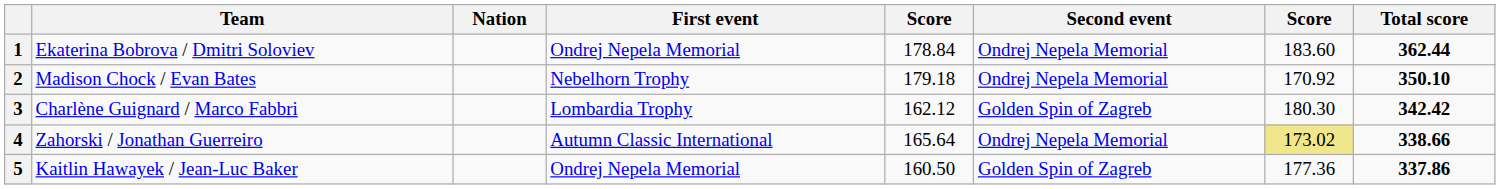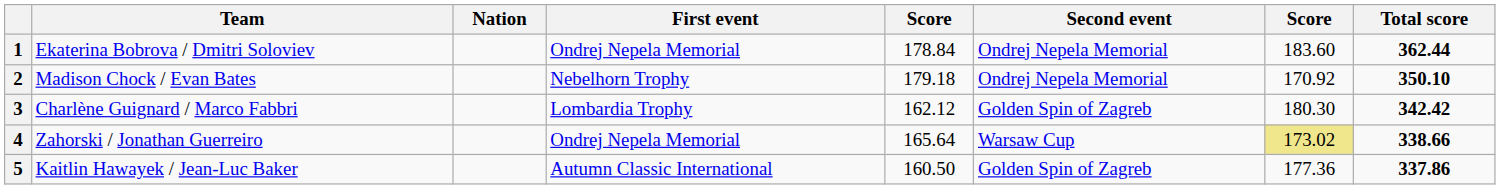(661, 139) Autumn Classic International -> (645, 139) Ondrej Nepela Memorial
(1073, 139) Ondrej Nepela Memorial -> (1026, 139) Warsaw Cup
(645, 169) Ondrej Nepela Memorial -> (661, 169) Autumn Classic International
